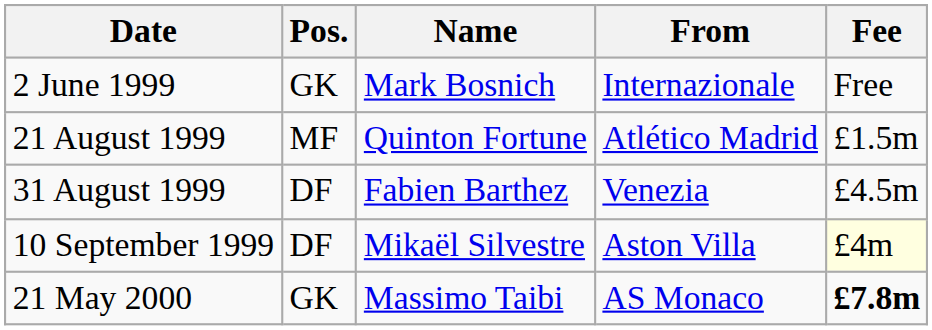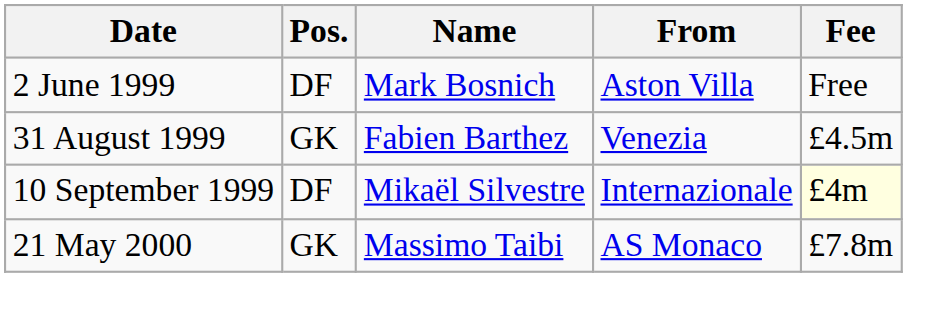(314, 84) GK -> (311, 84) DF
(698, 84) Internazionale -> (677, 84) Aston Villa
- row: (119, 137)
(311, 191) DF -> (314, 137) GK
(679, 244) Aston Villa -> (697, 191) Internazionale
(877, 297) bold -> (851, 244) normal
